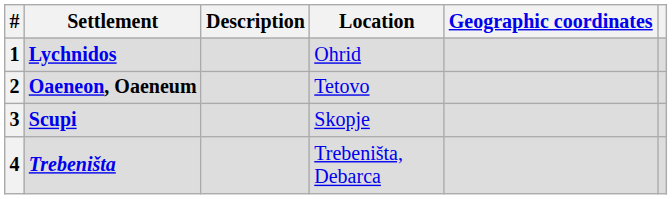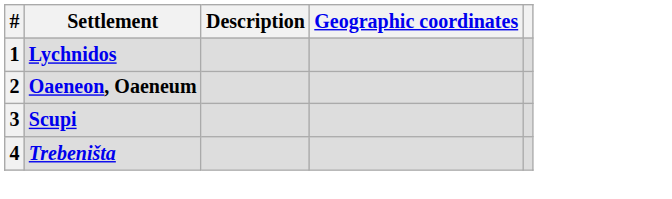- column: (377, 21)
